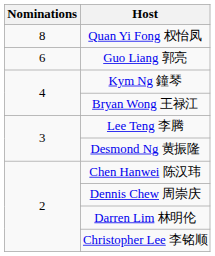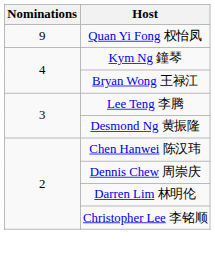(42, 36) 8 -> (42, 36) 9
- row: (145, 58)
